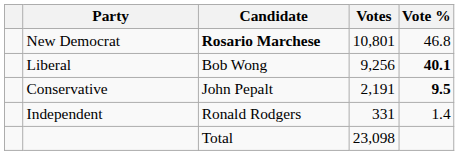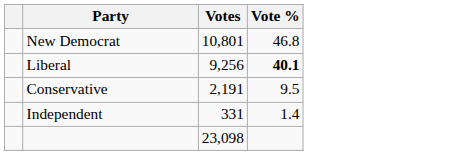- column: (274, 16)
(441, 89) bold -> (290, 89) normal
